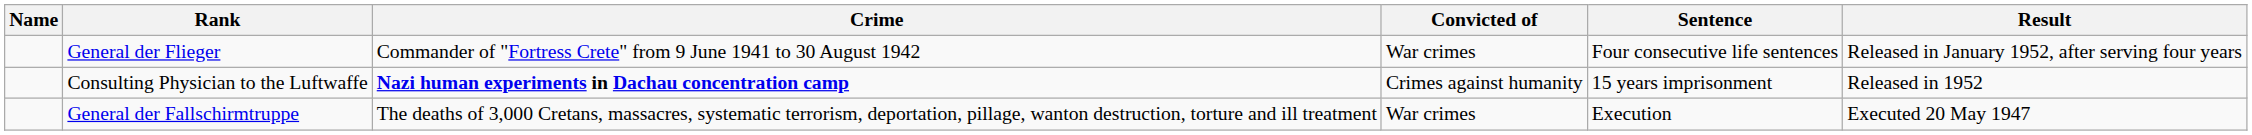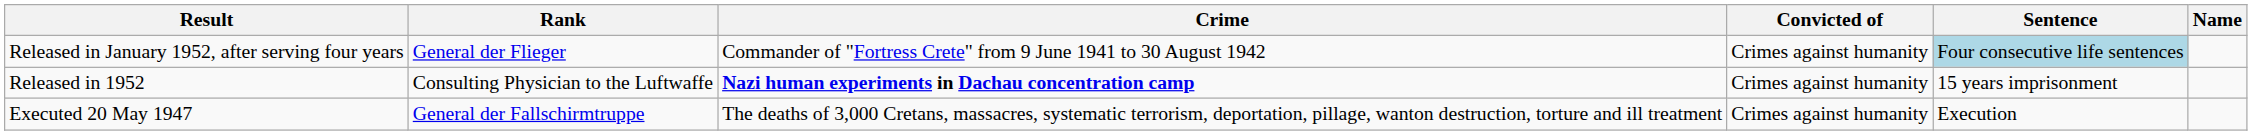columns swapped: (34, 20) <-> (2045, 20)
(1431, 51) War crimes -> (1830, 51) Crimes against humanity
(1715, 51) no background -> (2060, 51) lightblue background
(1431, 113) War crimes -> (1830, 113) Crimes against humanity
